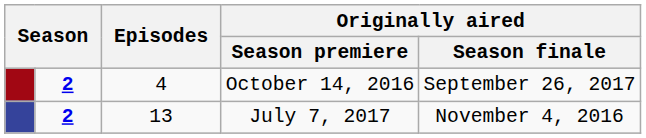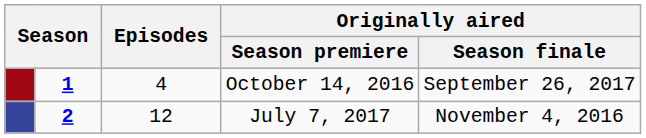(68, 85) 2 -> (68, 85) 1
(161, 117) 13 -> (161, 117) 12
